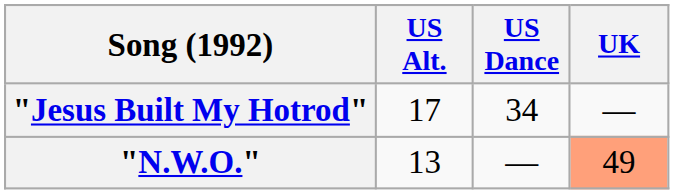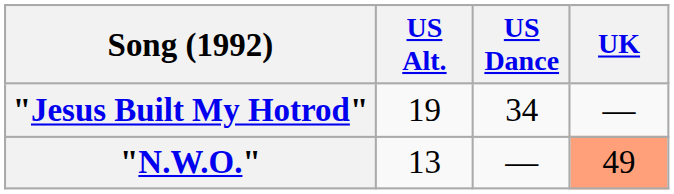(424, 109) 17 -> (424, 109) 19
